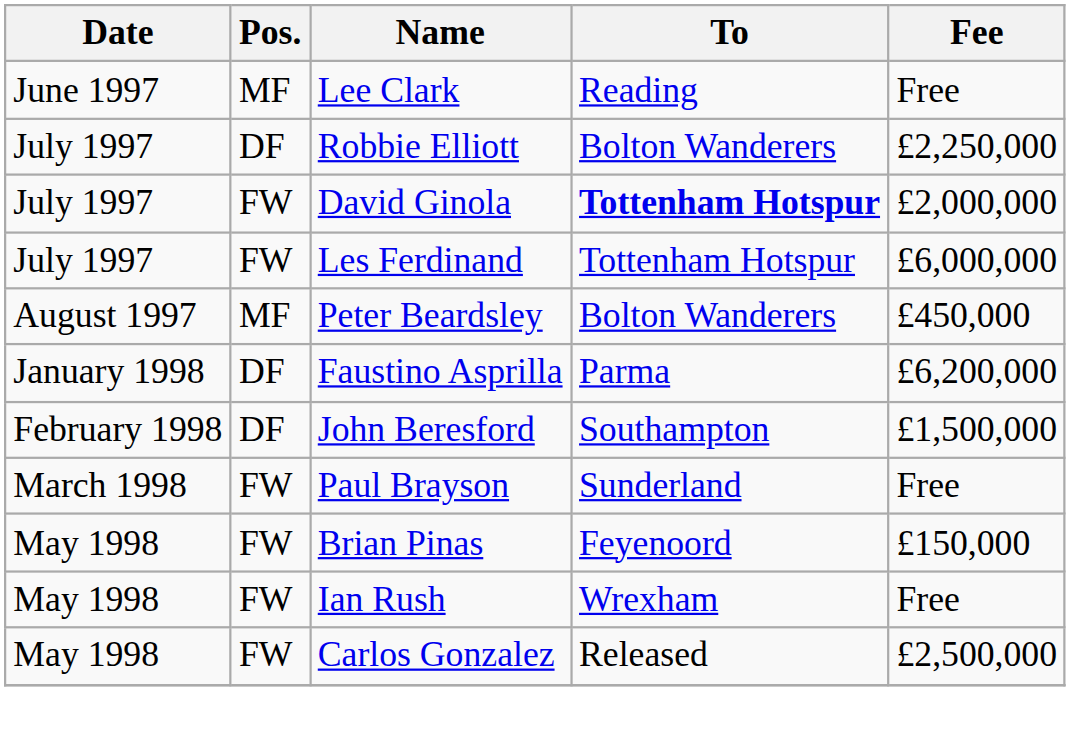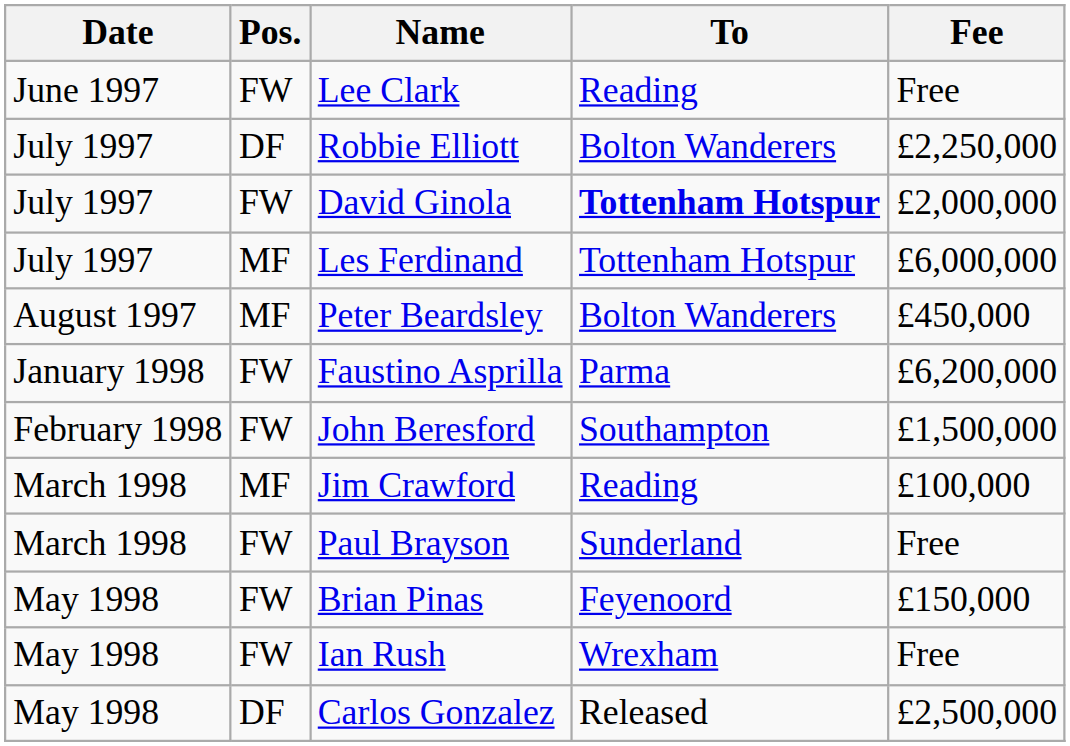(265, 89) MF -> (266, 89) FW
(266, 259) FW -> (265, 259) MF
(262, 372) DF -> (266, 372) FW
(262, 428) DF -> (266, 428) FW
+ row: (416, 485)
(266, 655) FW -> (262, 711) DF
